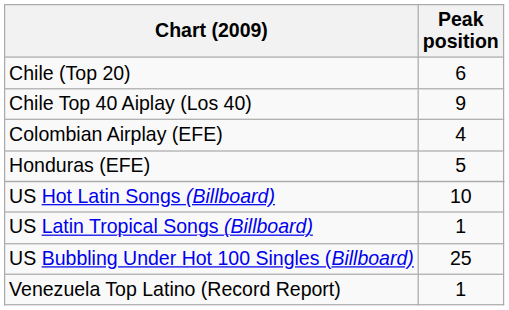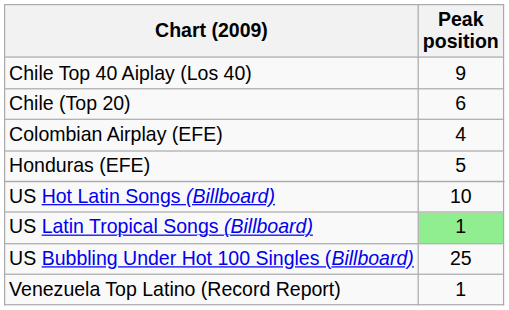rows swapped: (70, 72) <-> (130, 103)
(461, 227) no background -> (461, 227) lightgreen background
